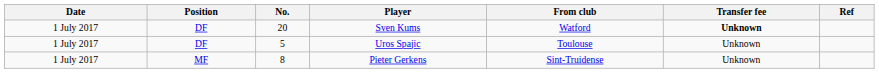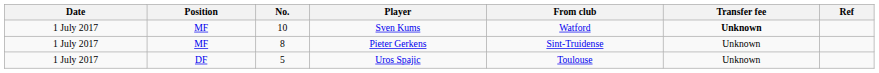(201, 27) DF -> (201, 27) MF
(282, 27) 20 -> (282, 27) 10
rows swapped: (398, 59) <-> (398, 43)
